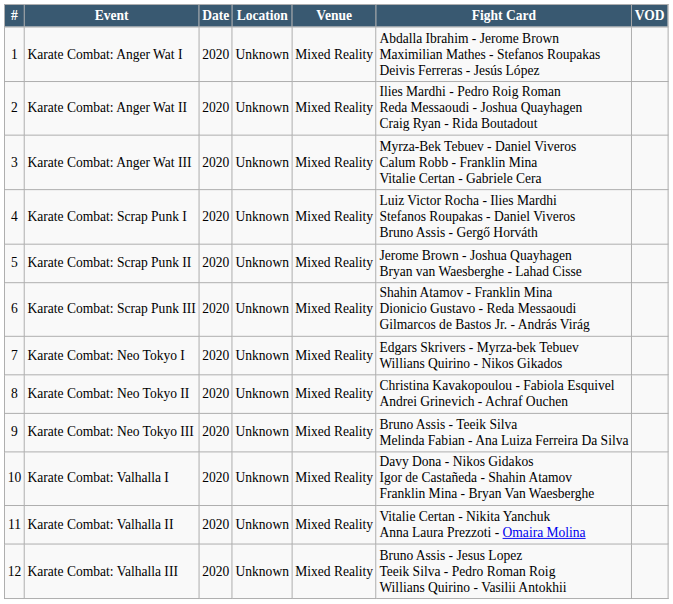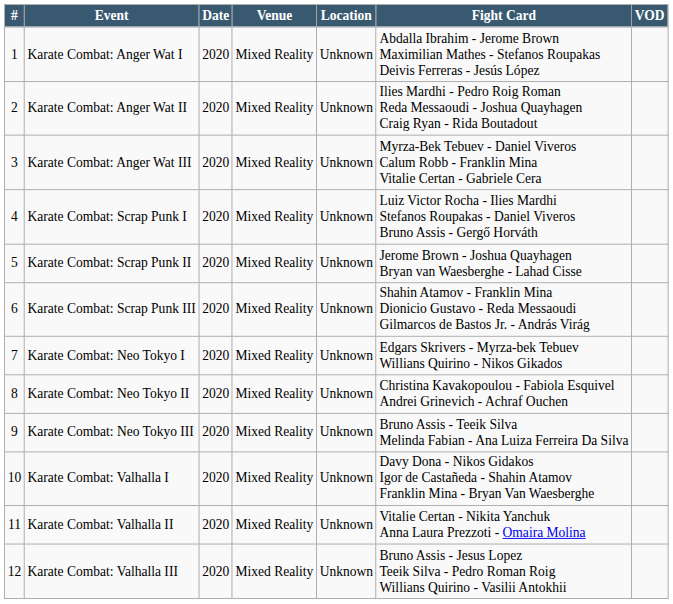columns swapped: (334, 16) <-> (262, 16)
